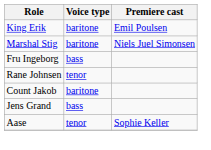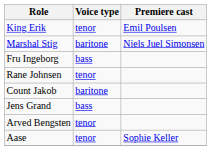(82, 28) baritone -> (86, 28) tenor
+ row: (39, 122)
